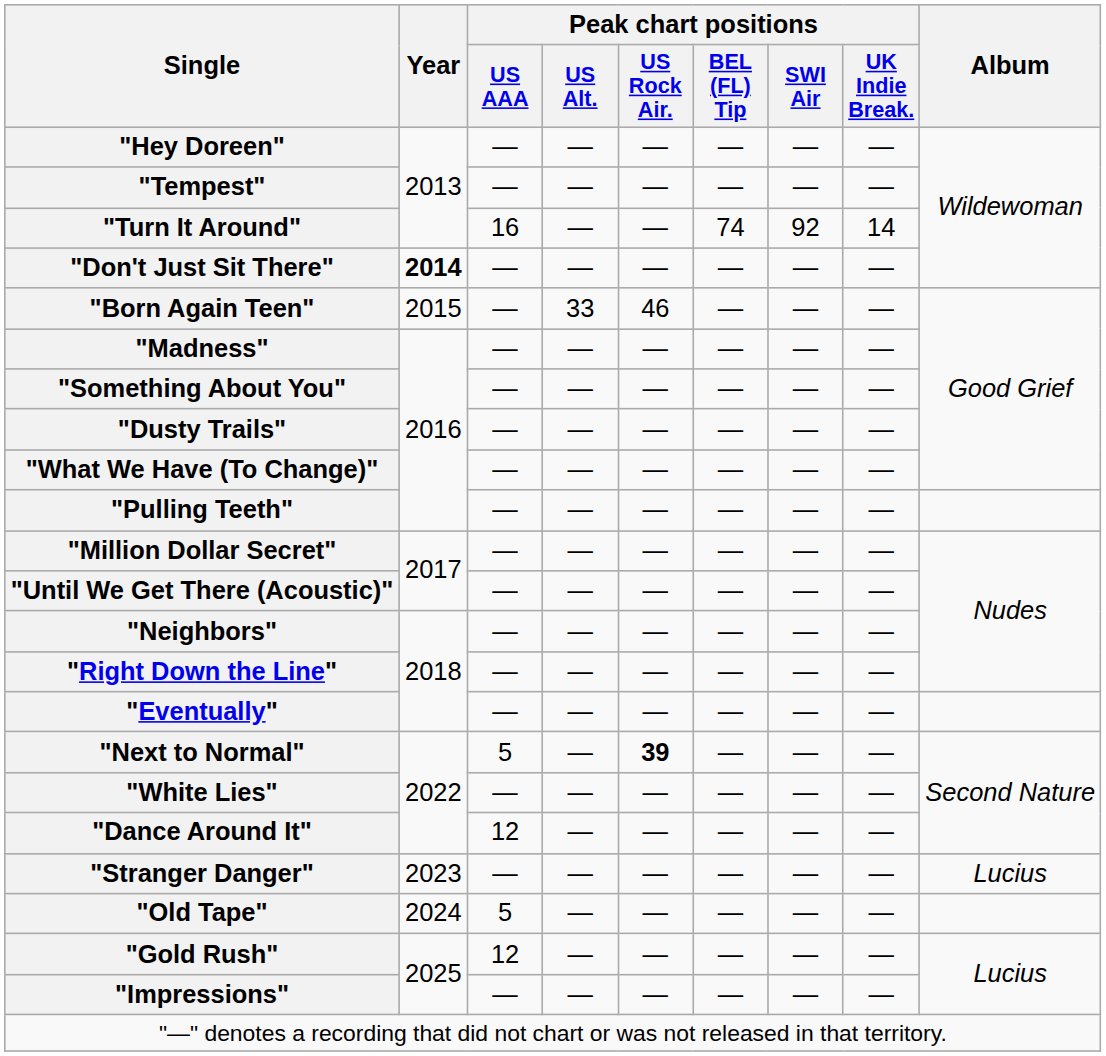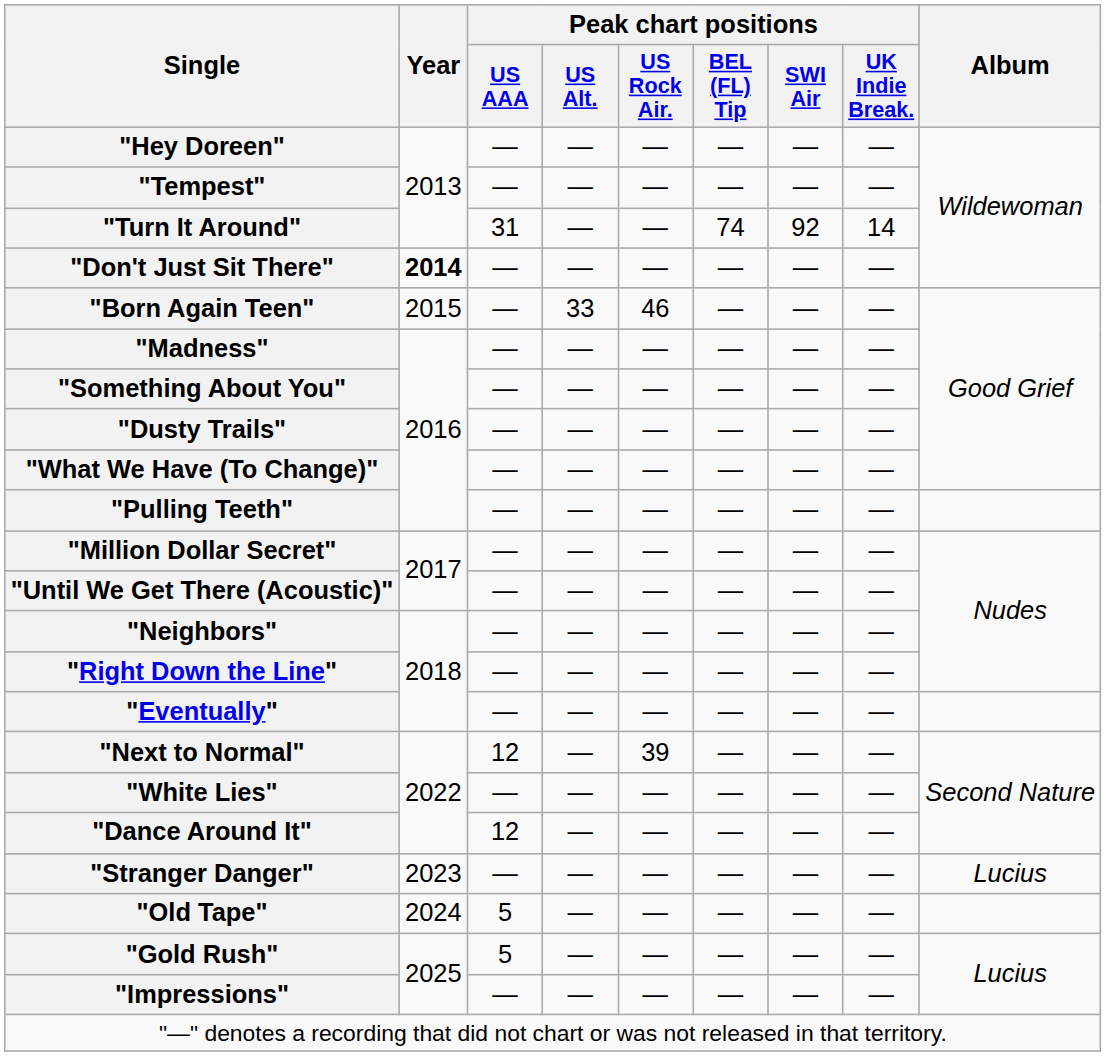(505, 227) 16 -> (505, 227) 31
(505, 751) 5 -> (505, 751) 12
(655, 751) bold -> (655, 751) normal
(505, 953) 12 -> (505, 953) 5
